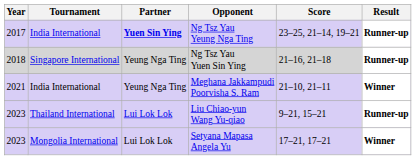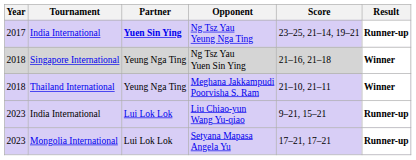(386, 60) Runner-up -> (379, 60) Winner
(16, 87) 2021 -> (16, 87) 2018
(65, 87) India International -> (72, 87) Thailand International
(72, 114) Thailand International -> (65, 114) India International
(379, 141) Winner -> (386, 141) Runner-up
